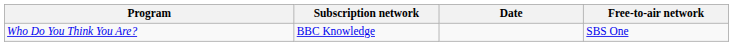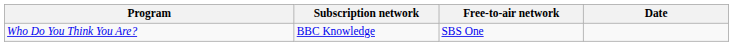columns swapped: (656, 13) <-> (511, 13)
